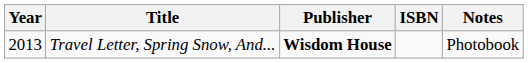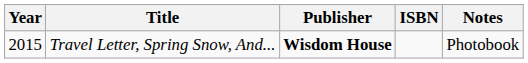(25, 44) 2013 -> (25, 44) 2015
